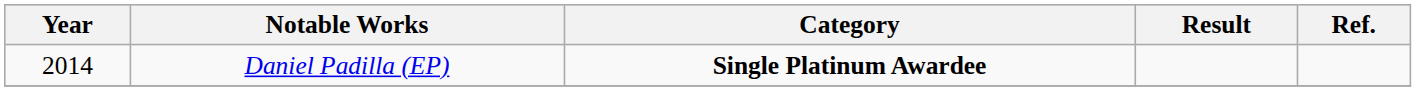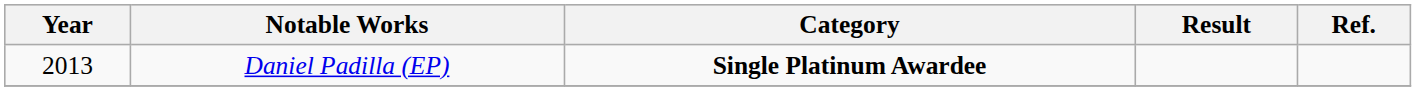(67, 65) 2014 -> (67, 65) 2013
